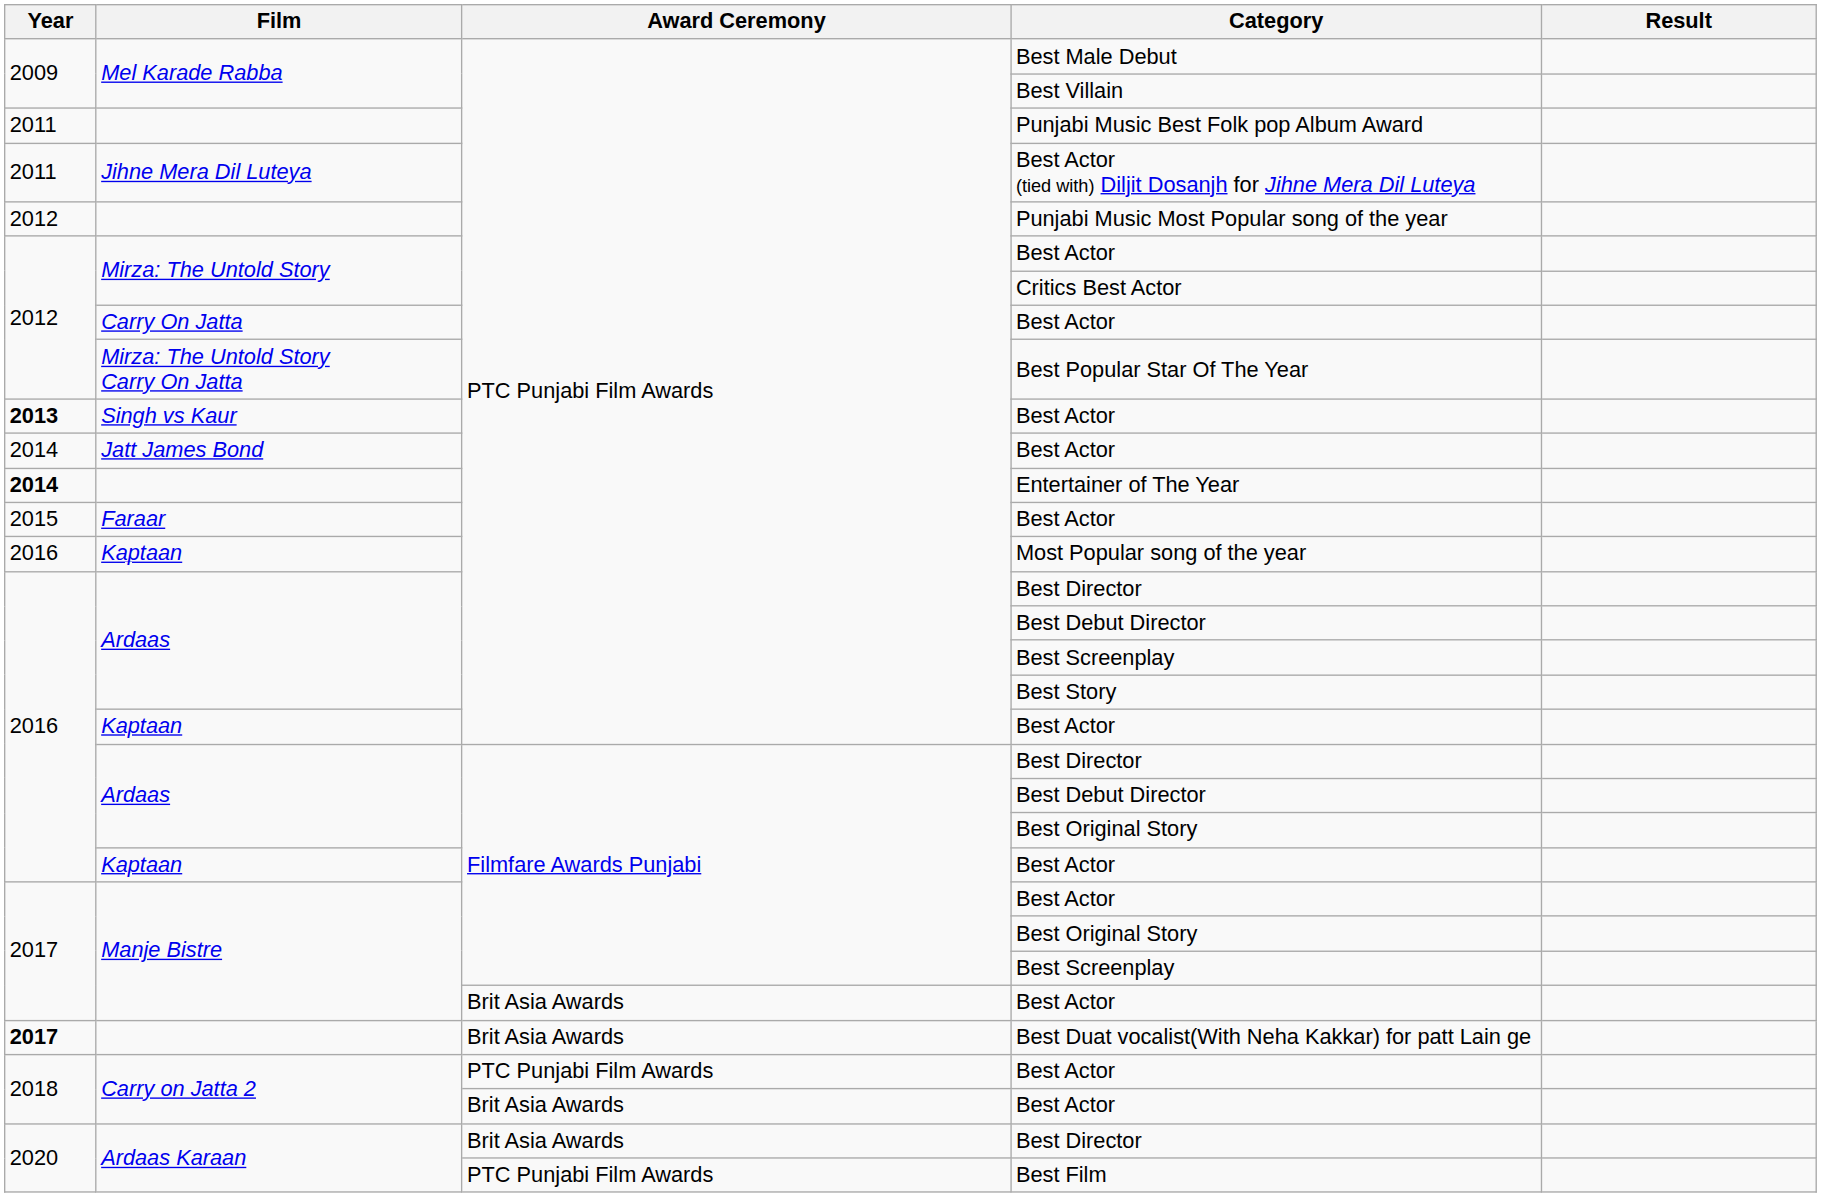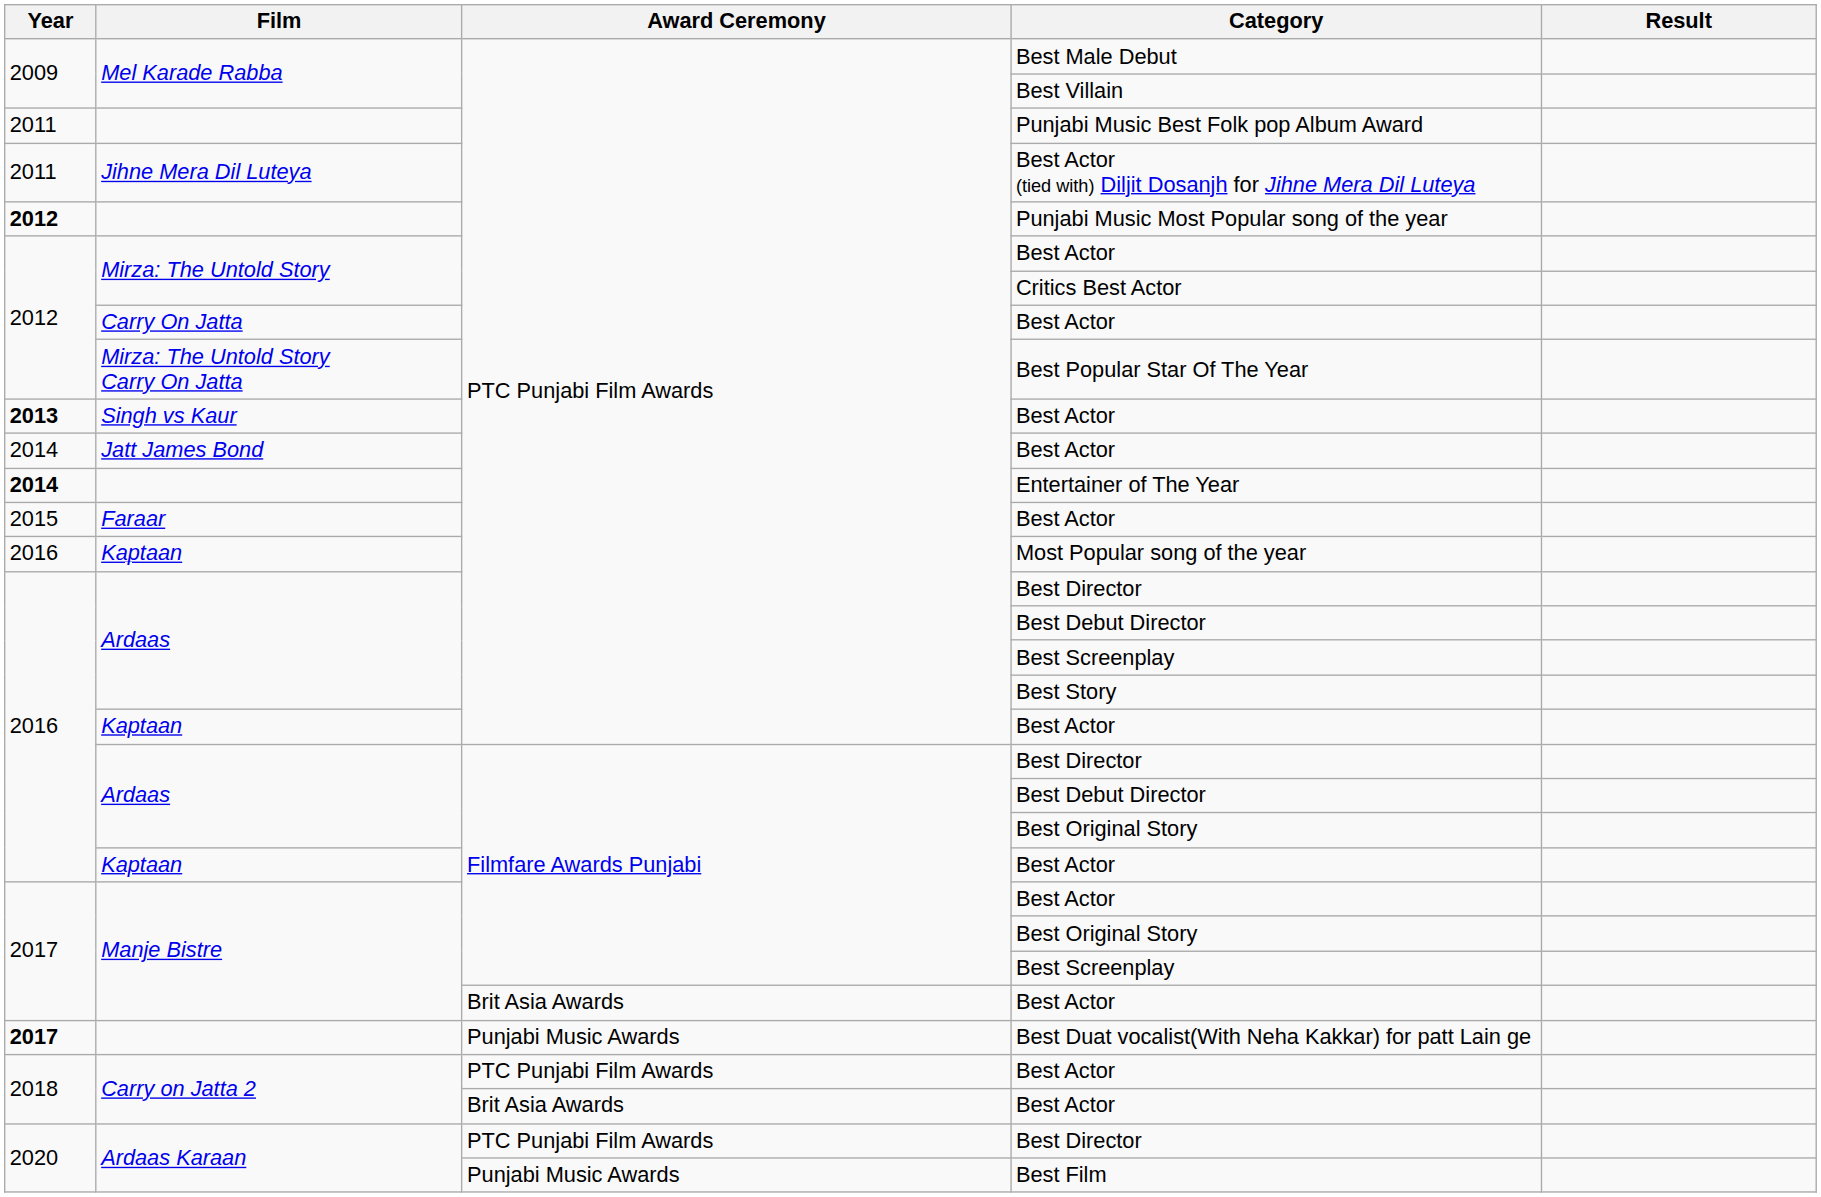(34, 218) normal -> (34, 218) bold
(545, 1036) Brit Asia Awards -> (573, 1036) Punjabi Music Awards
(545, 1140) Brit Asia Awards -> (590, 1140) PTC Punjabi Film Awards
(590, 1175) PTC Punjabi Film Awards -> (573, 1175) Punjabi Music Awards
